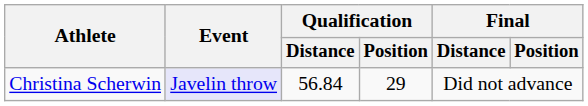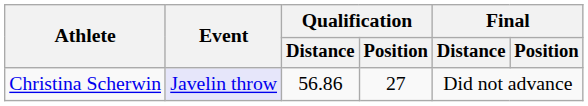(320, 84) 56.84 -> (320, 84) 56.86
(396, 84) 29 -> (396, 84) 27
